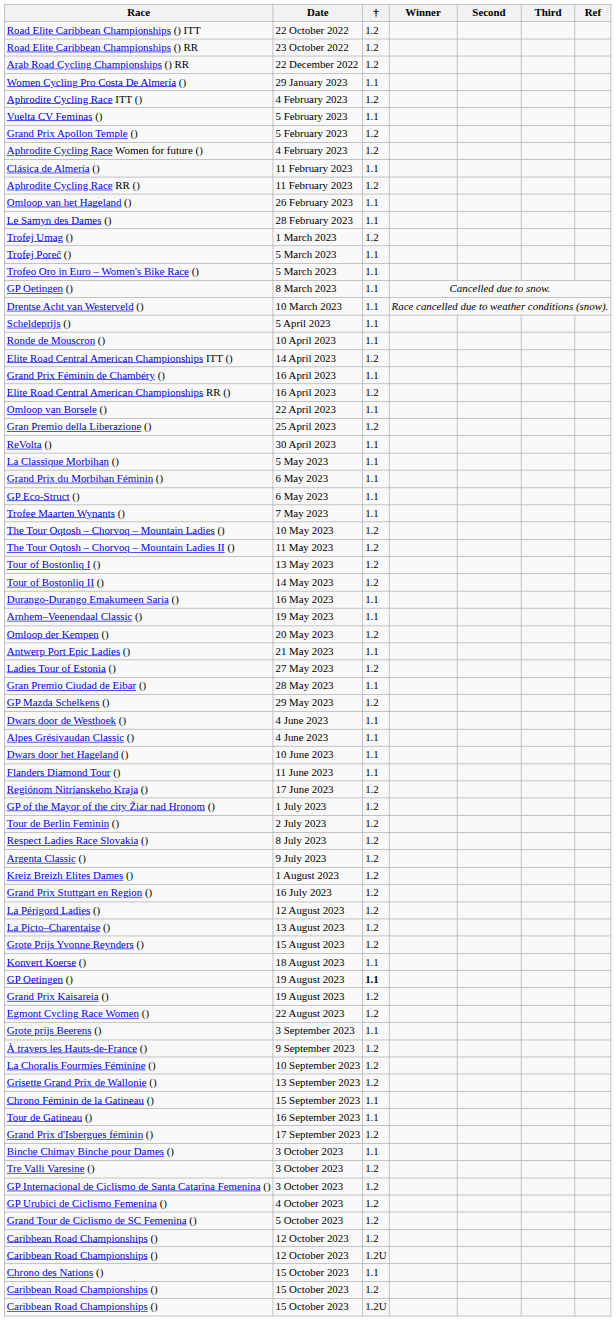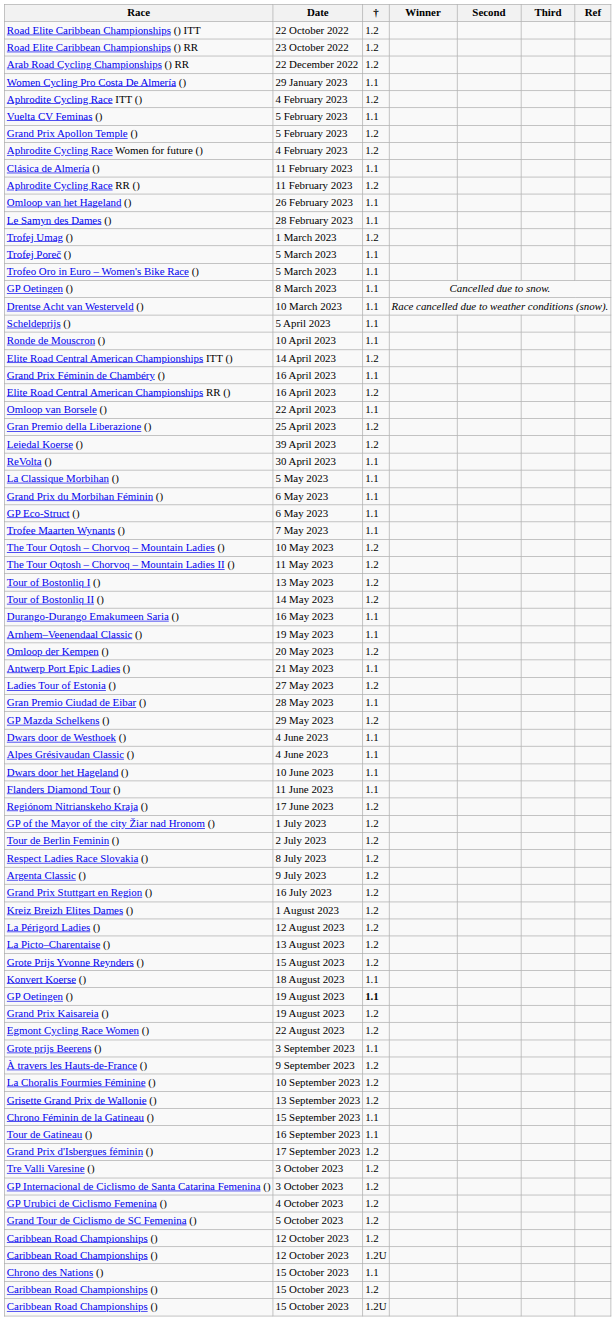+ row: (45, 444)
rows swapped: (80, 893) <-> (70, 875)
- row: (90, 1151)
